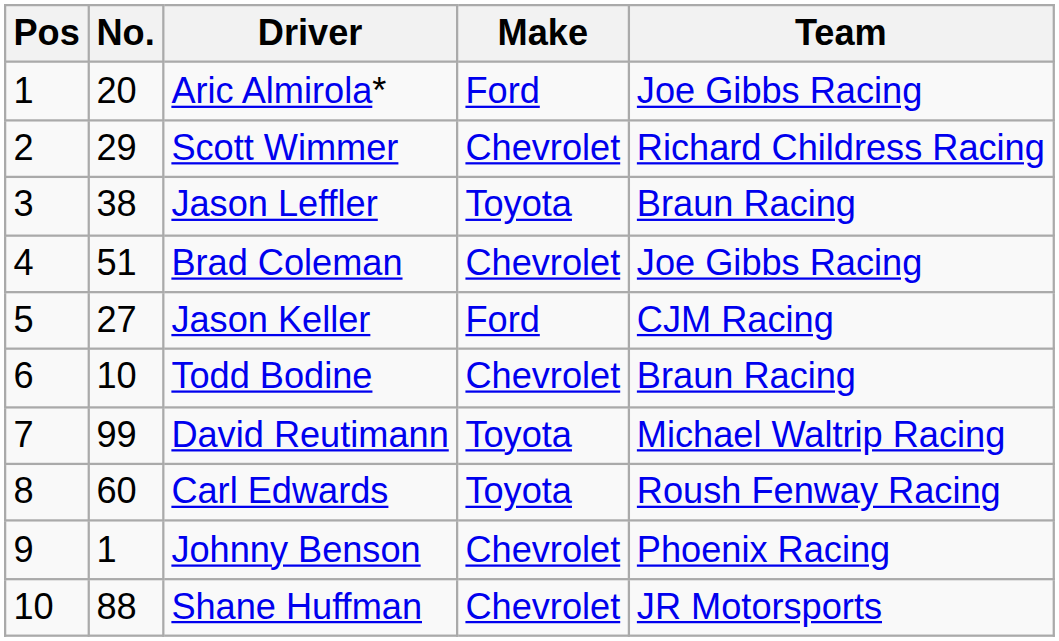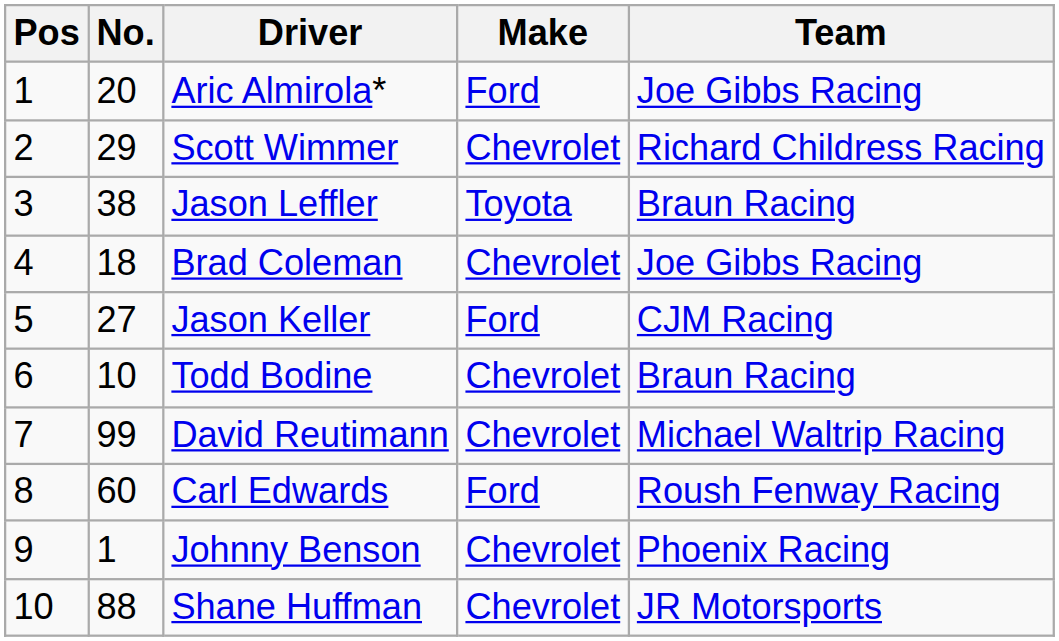(117, 262) 51 -> (117, 262) 18
(519, 434) Toyota -> (543, 434) Chevrolet
(519, 491) Toyota -> (503, 491) Ford
